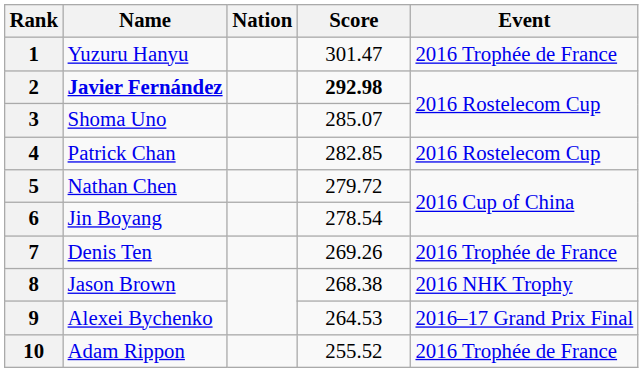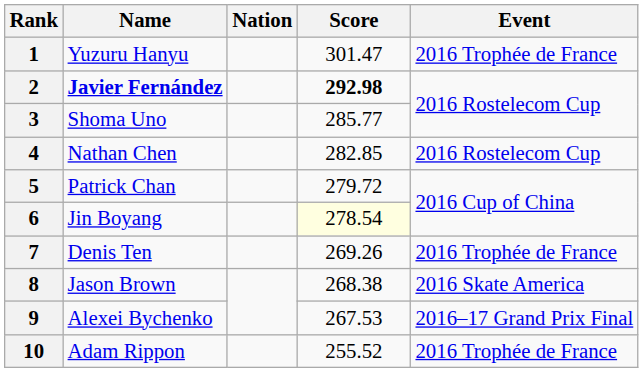(354, 119) 285.07 -> (354, 119) 285.77
(122, 152) Patrick Chan -> (122, 152) Nathan Chen
(122, 185) Nathan Chen -> (122, 185) Patrick Chan
(354, 218) no background -> (354, 218) lightyellow background
(494, 284) 2016 NHK Trophy -> (500, 284) 2016 Skate America
(354, 317) 264.53 -> (354, 317) 267.53
